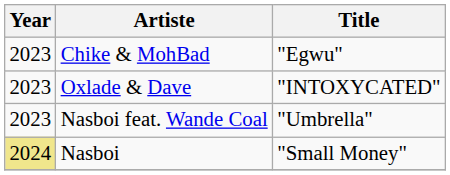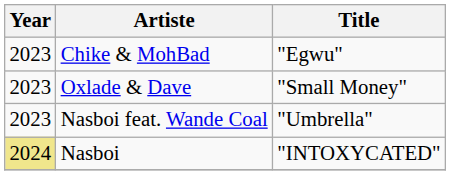(359, 86) "INTOXYCATED" -> (342, 86) "Small Money"
(342, 152) "Small Money" -> (359, 152) "INTOXYCATED"
